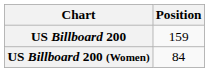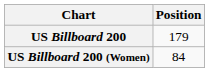(179, 36) 159 -> (179, 36) 179
